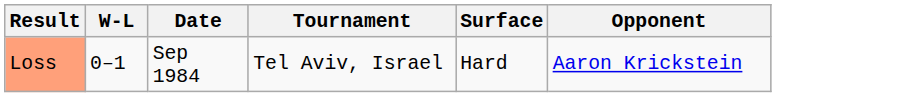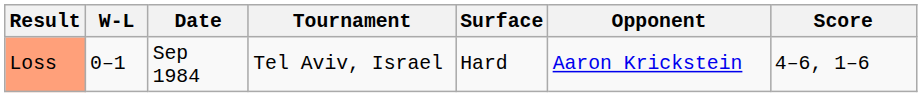+ column: (843, 21)
